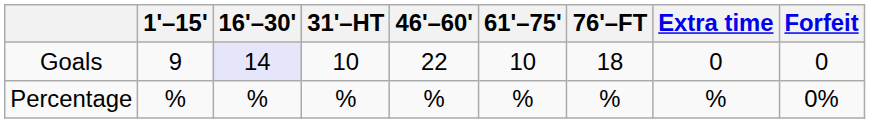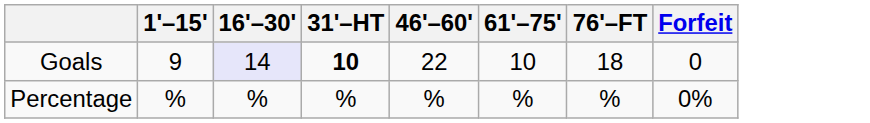- column: (716, 23)
(346, 61) normal -> (346, 61) bold
